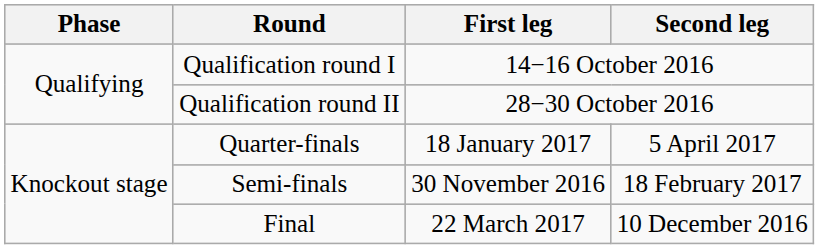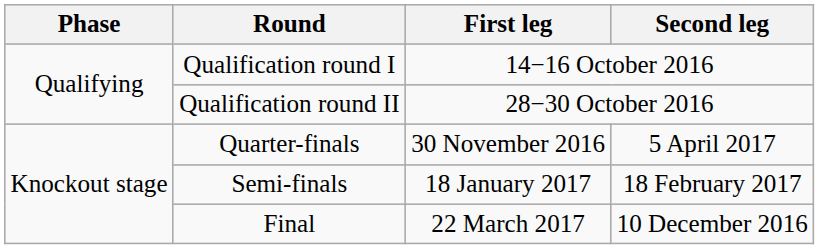(508, 143) 18 January 2017 -> (508, 143) 30 November 2016
(508, 183) 30 November 2016 -> (508, 183) 18 January 2017
